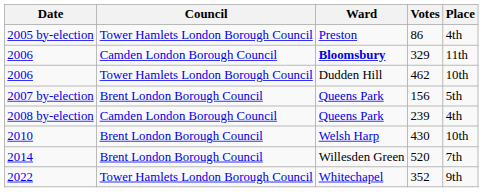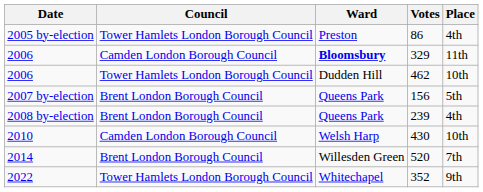(188, 116) Camden London Borough Council -> (181, 116) Brent London Borough Council
(181, 136) Brent London Borough Council -> (188, 136) Camden London Borough Council
